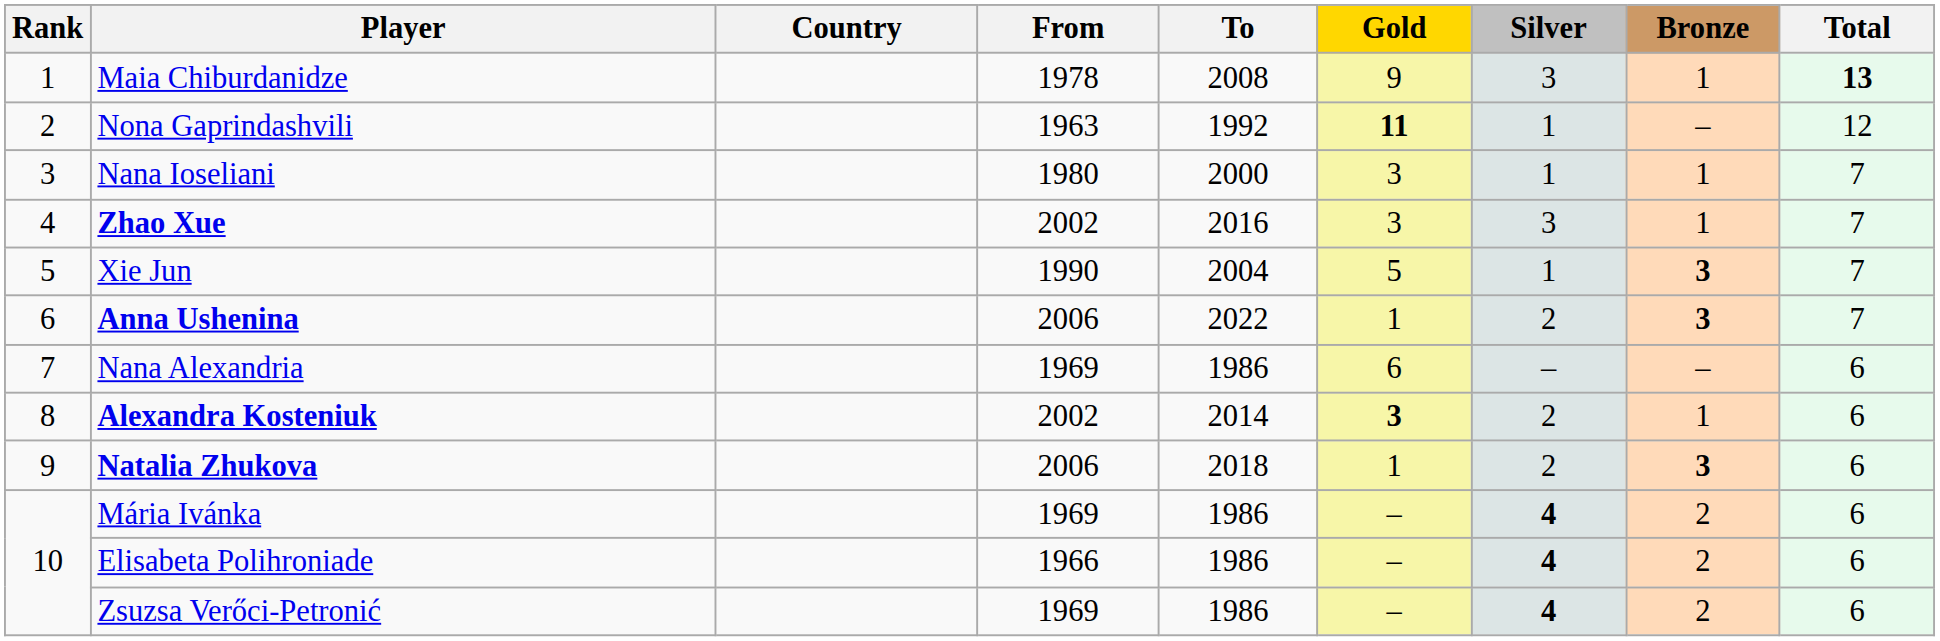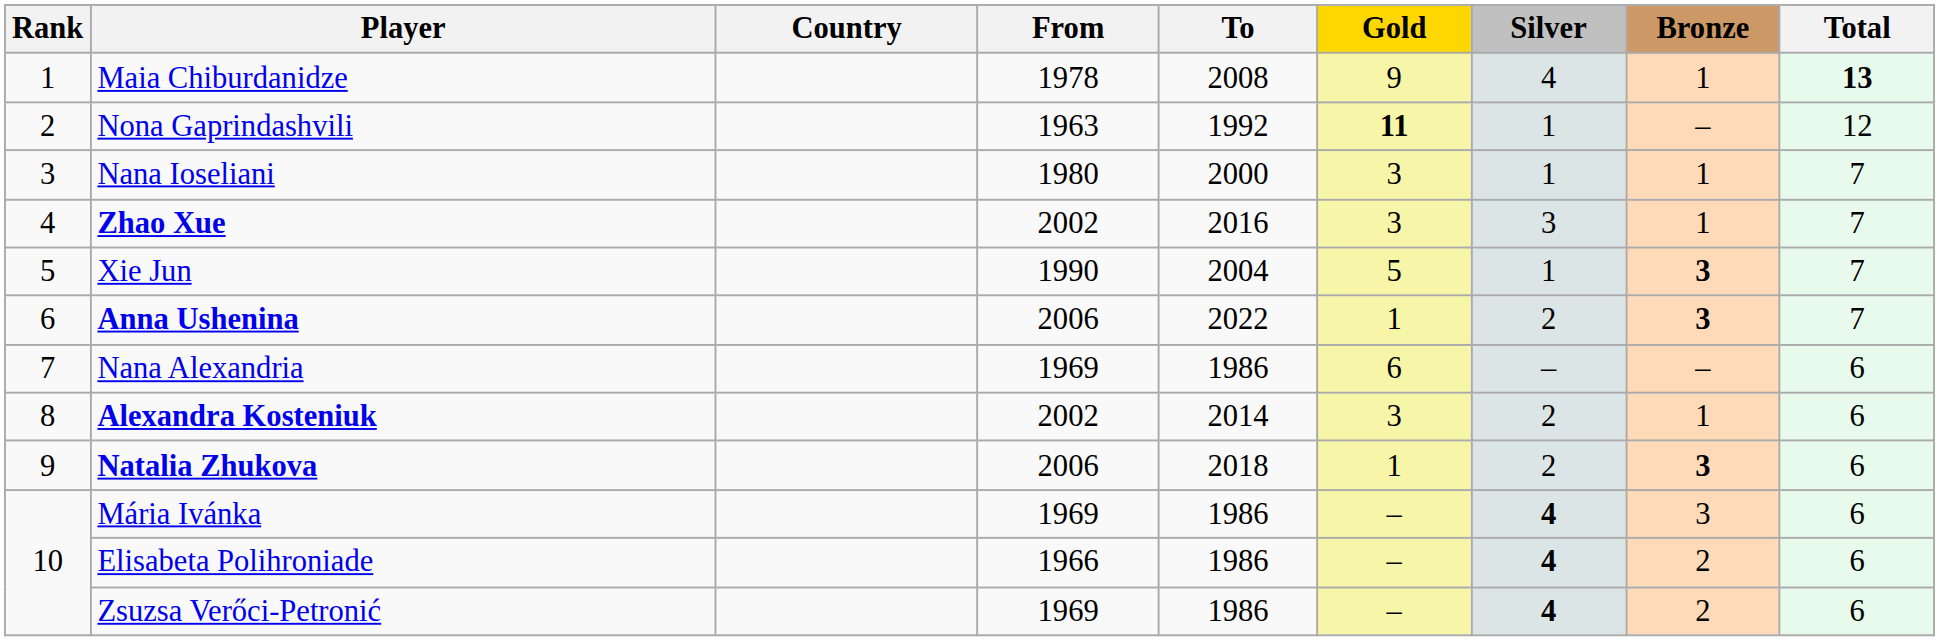(1549, 77) 3 -> (1549, 77) 4
(1394, 416) bold -> (1394, 416) normal
(1703, 513) 2 -> (1703, 513) 3
